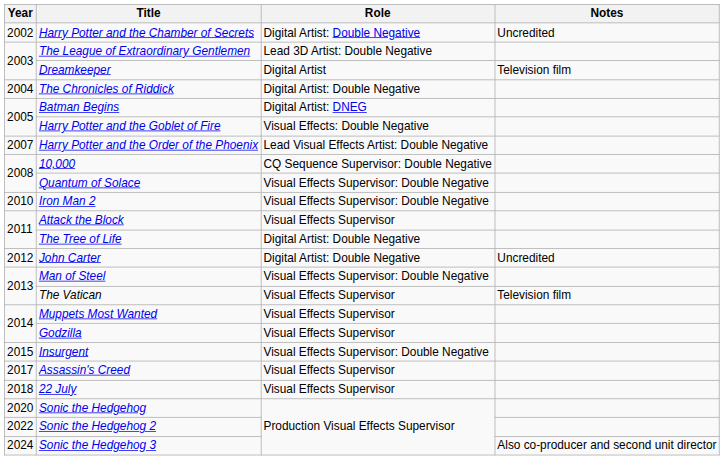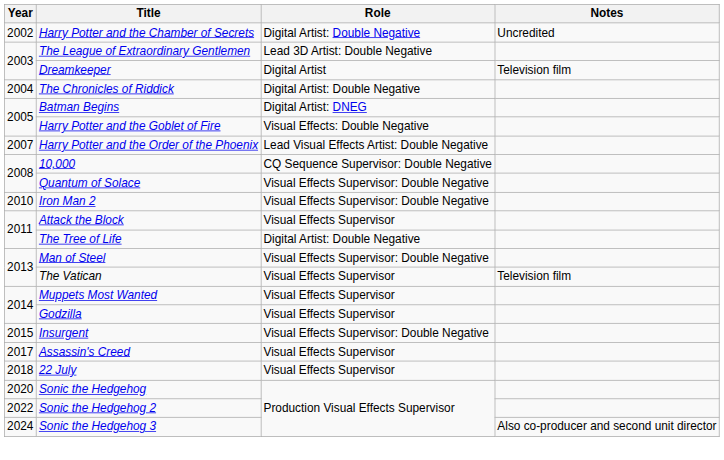- row: (70, 257)
